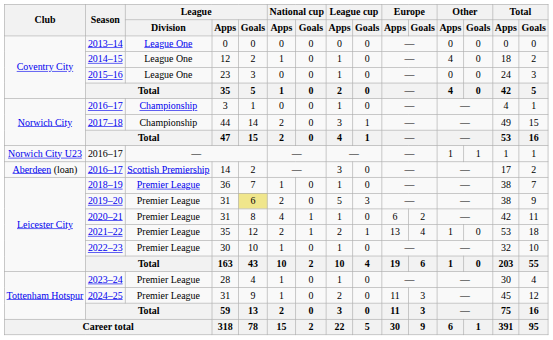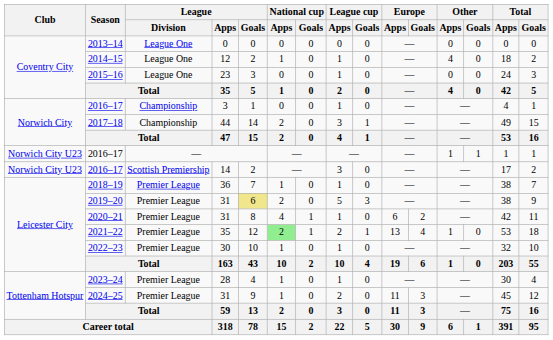(45, 169) Aberdeen (loan) -> (45, 169) Norwich City U23
(281, 232) no background -> (281, 232) lightgreen background
